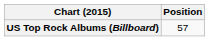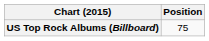(183, 28) 57 -> (183, 28) 75
